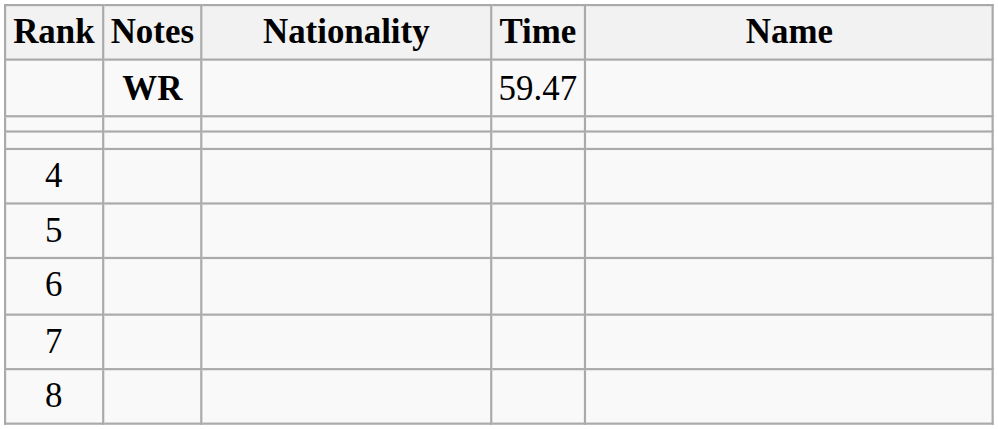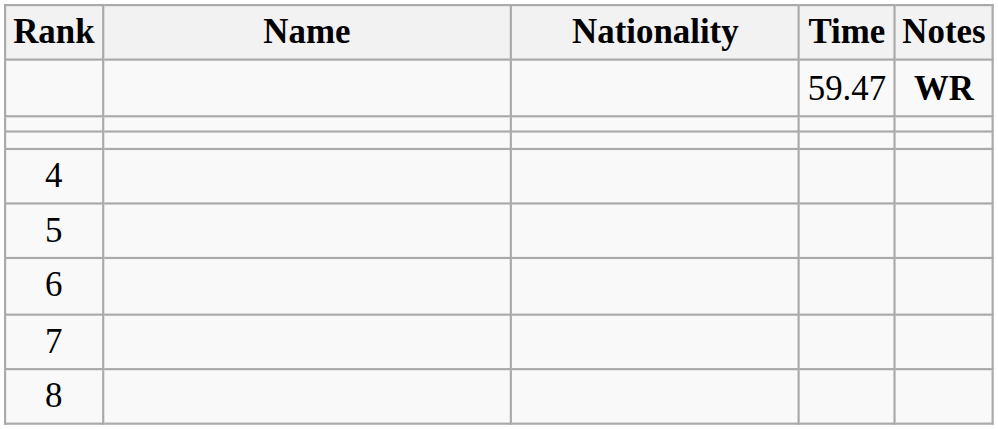columns swapped: (789, 32) <-> (152, 32)
